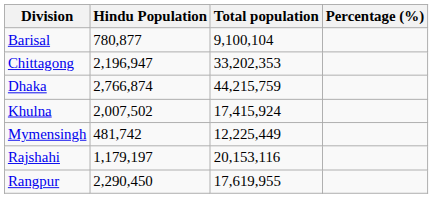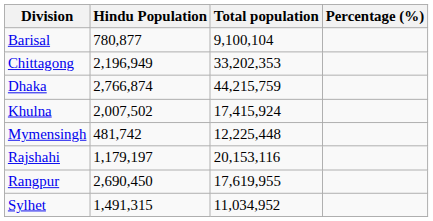(123, 63) 2,196,947 -> (123, 63) 2,196,949
(247, 134) 12,225,449 -> (247, 134) 12,225,448
(123, 181) 2,290,450 -> (123, 181) 2,690,450
+ row: (27, 205)
